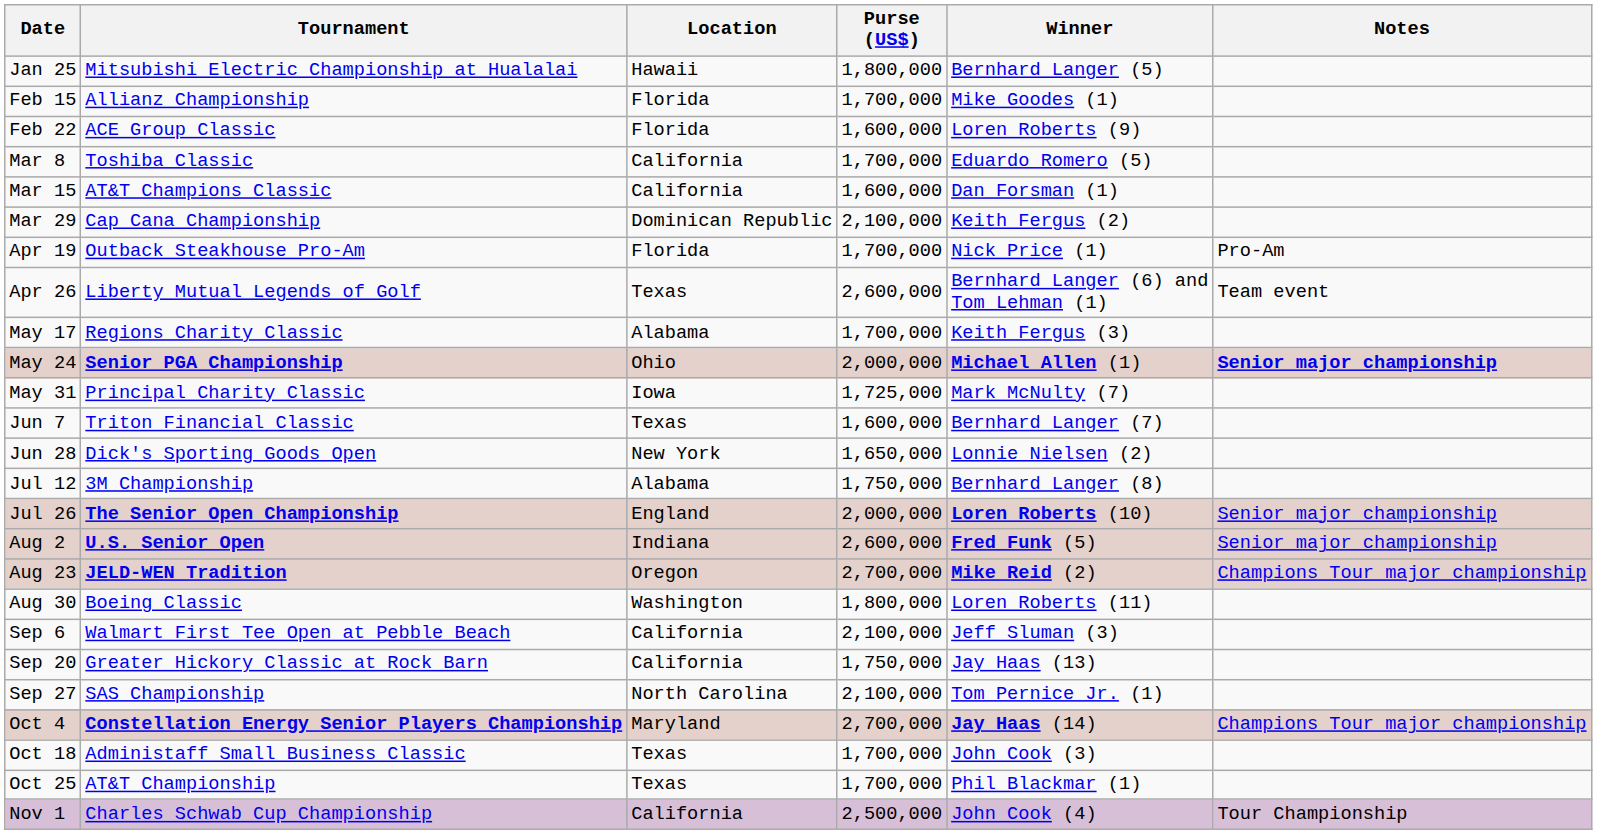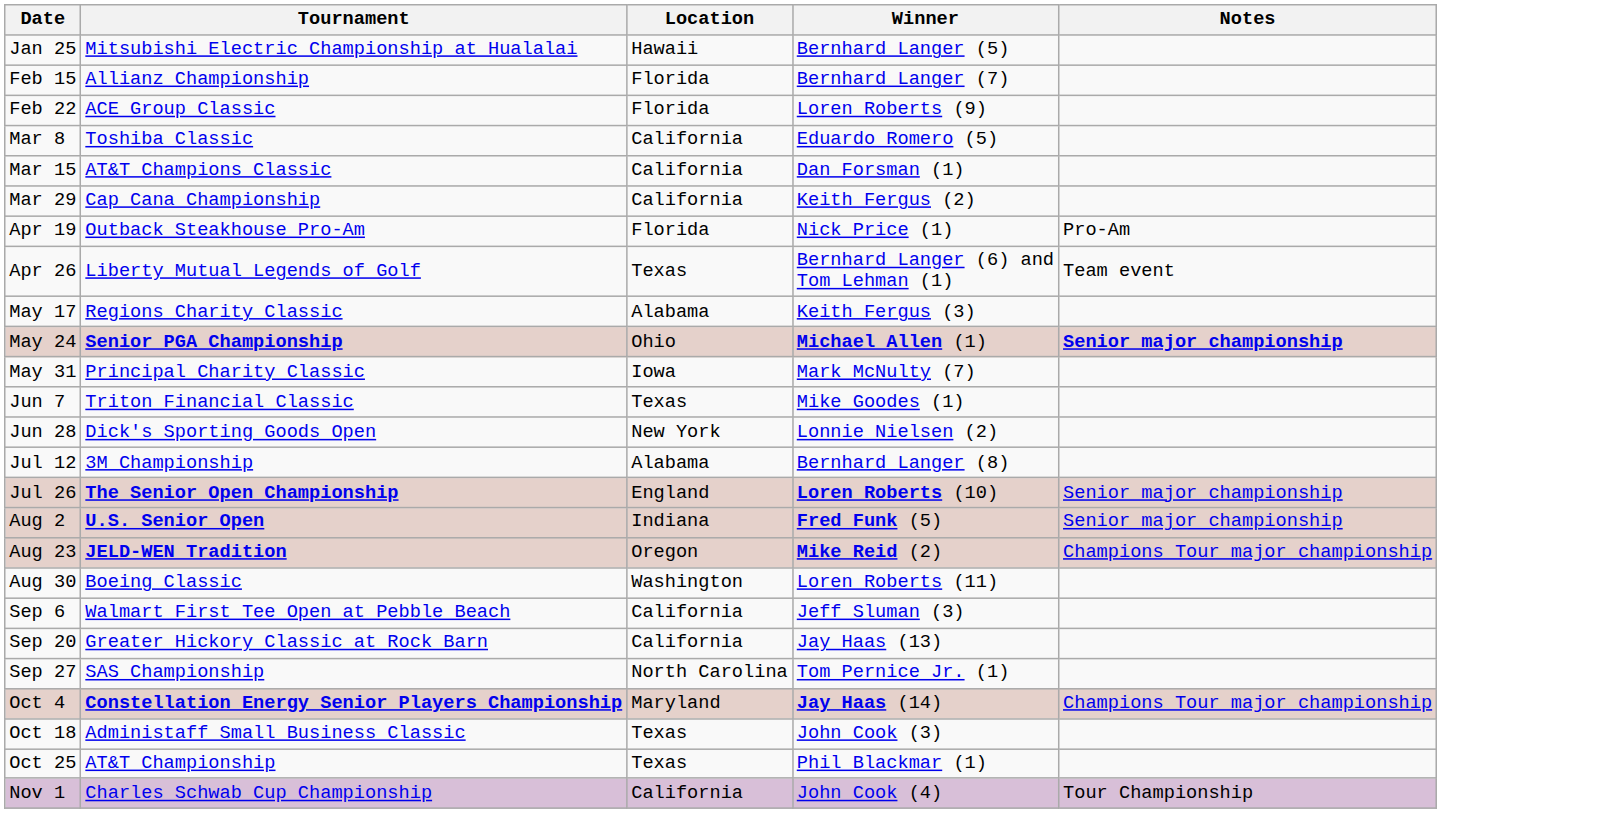- column: (892, 31)
(1035, 102) Mike Goodes (1) -> (903, 80) Bernhard Langer (7)
(732, 222) Dominican Republic -> (687, 201) California
(1057, 424) Bernhard Langer (7) -> (881, 403) Mike Goodes (1)
